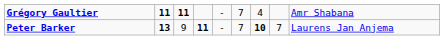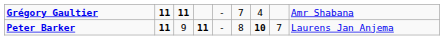(164, 28) 13 -> (164, 28) 11
(241, 28) 7 -> (241, 28) 8
